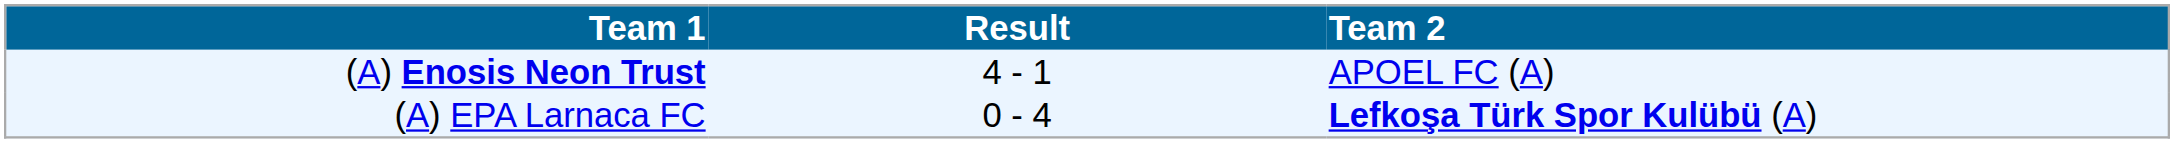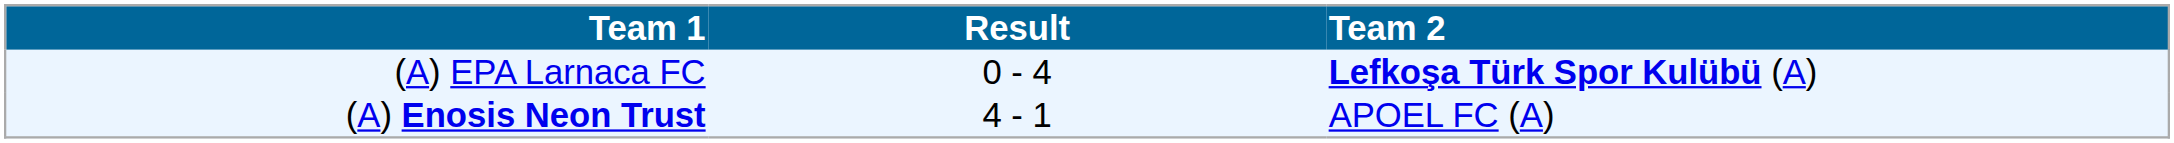rows swapped: (526, 71) <-> (550, 115)
